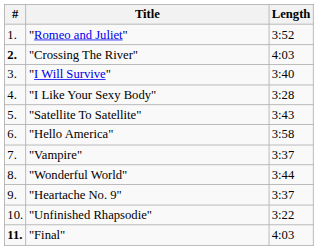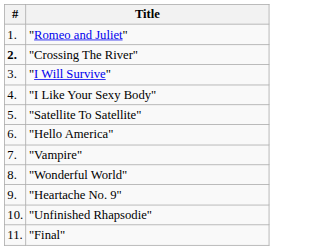- column: (291, 14)
(15, 235) bold -> (15, 235) normal
